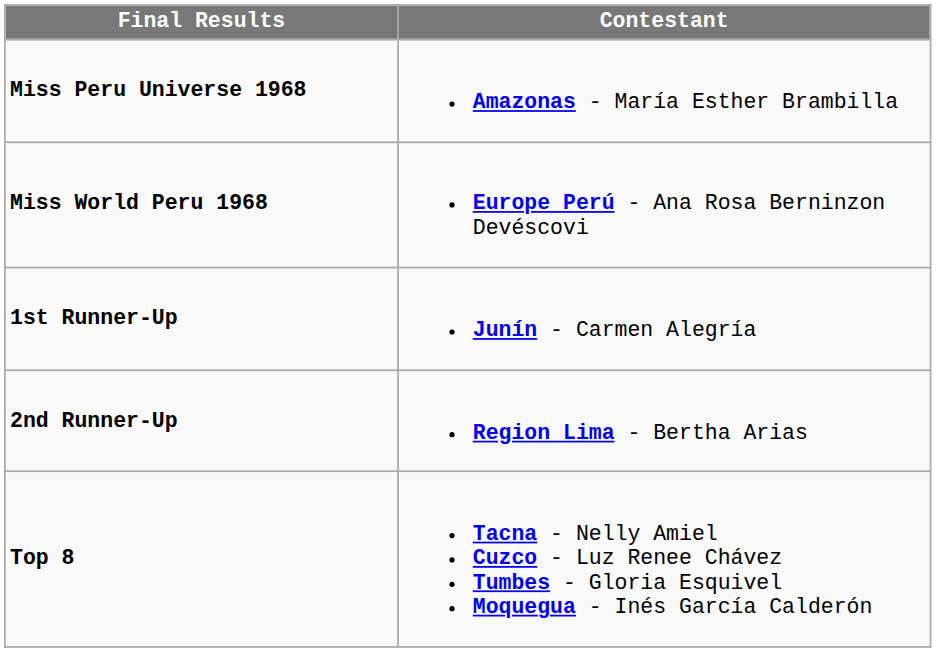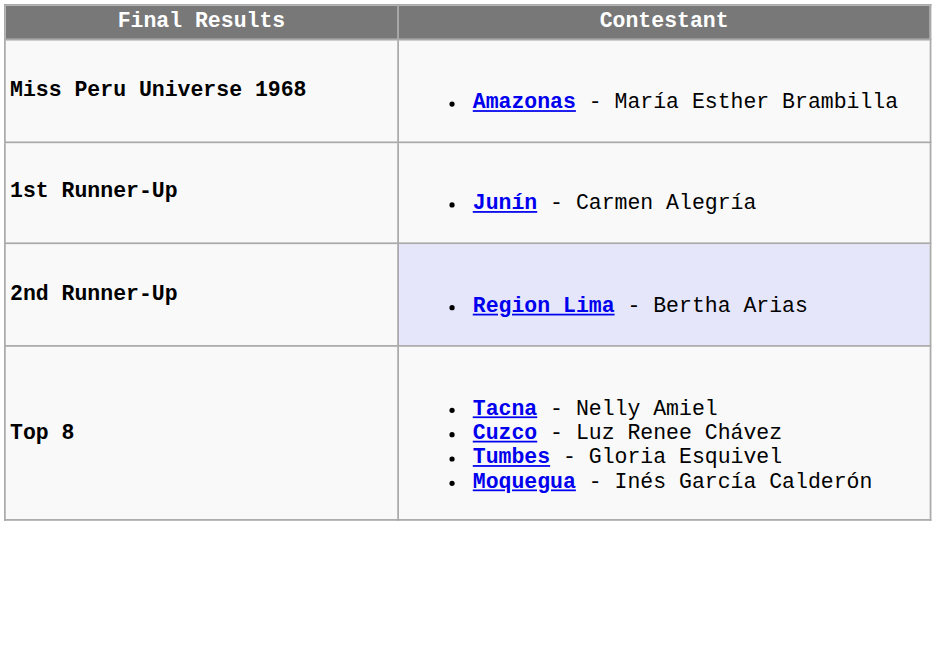- row: (139, 205)
(664, 433) no background -> (664, 307) lavender background
